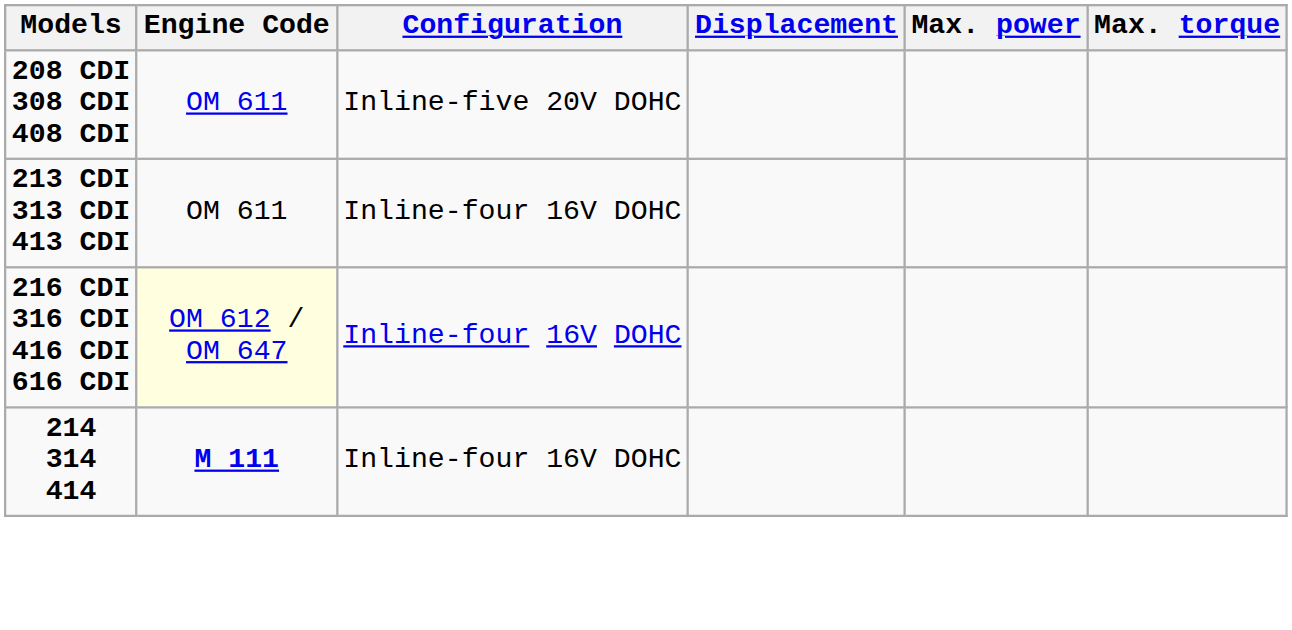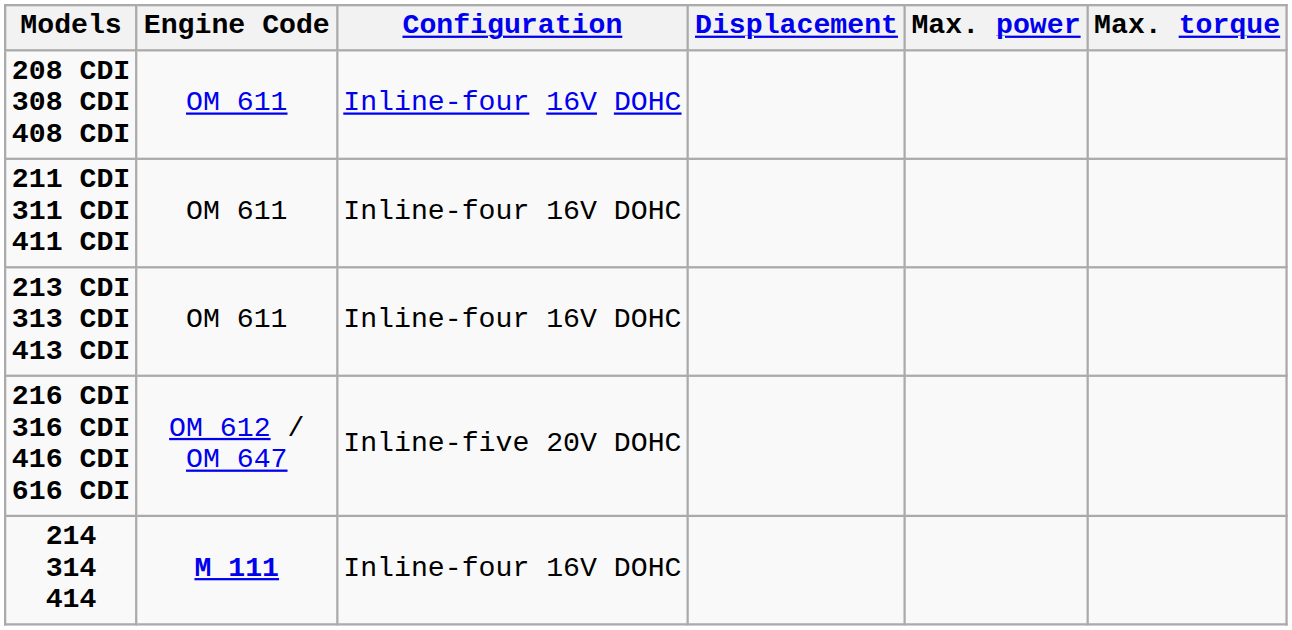(512, 105) Inline-five 20V DOHC -> (512, 105) Inline-four 16V DOHC
+ row: (71, 213)
(237, 338) lightyellow background -> (237, 446) no background
(512, 338) Inline-four 16V DOHC -> (512, 446) Inline-five 20V DOHC
